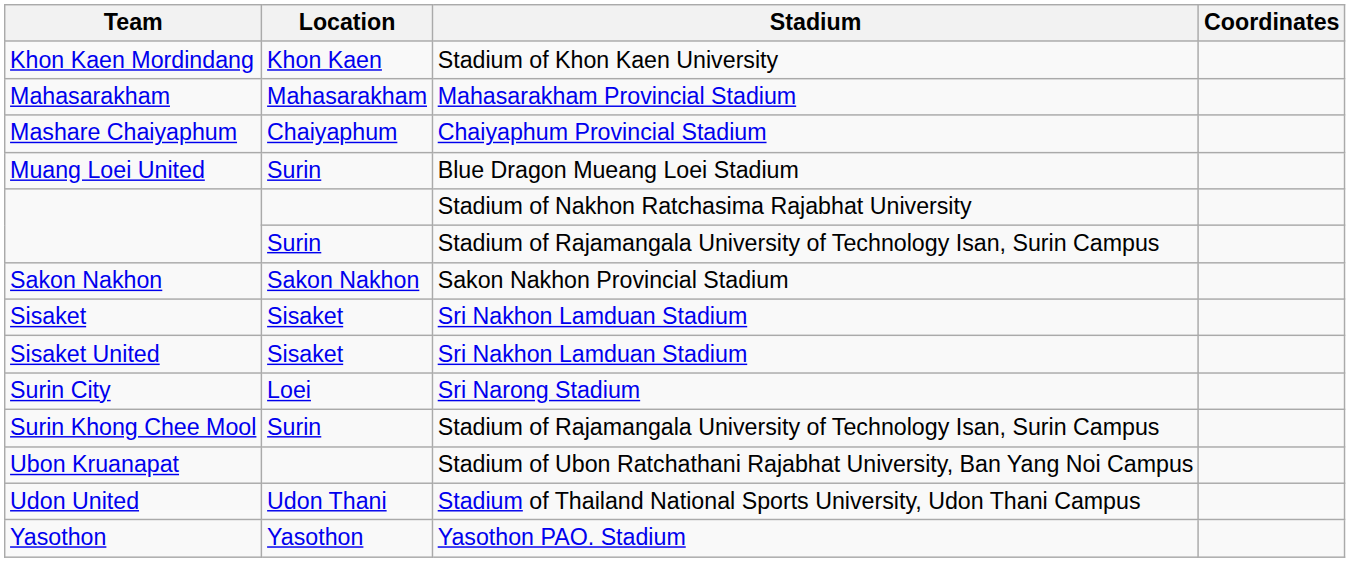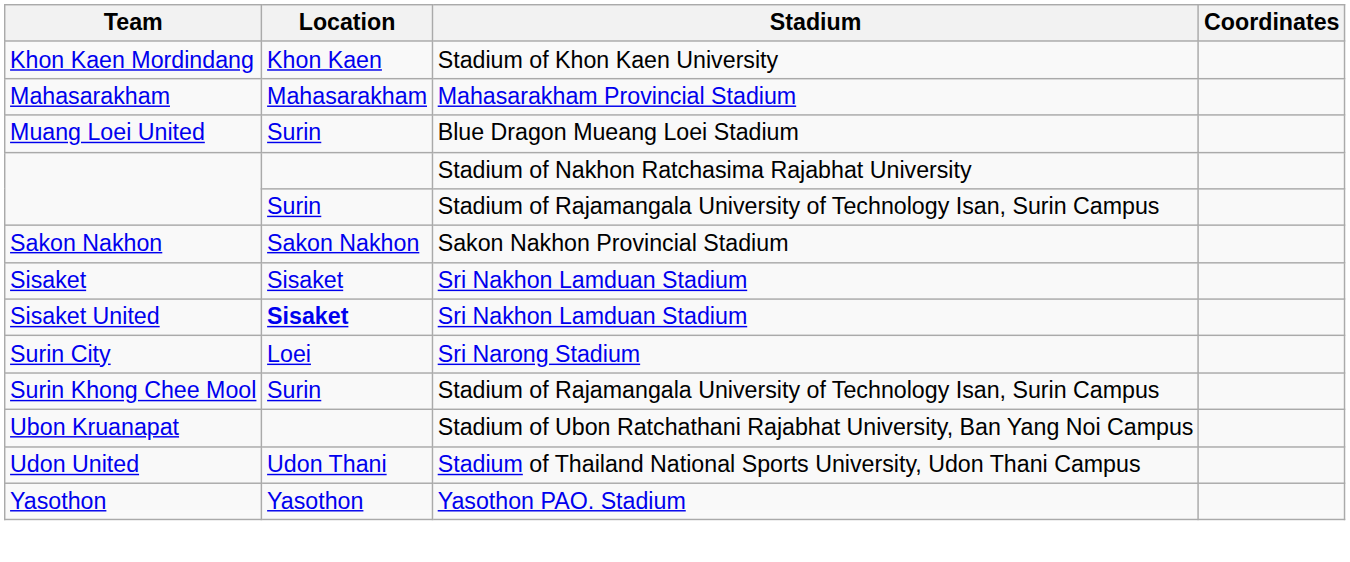- row: (124, 133)
(305, 354) normal -> (308, 317) bold
